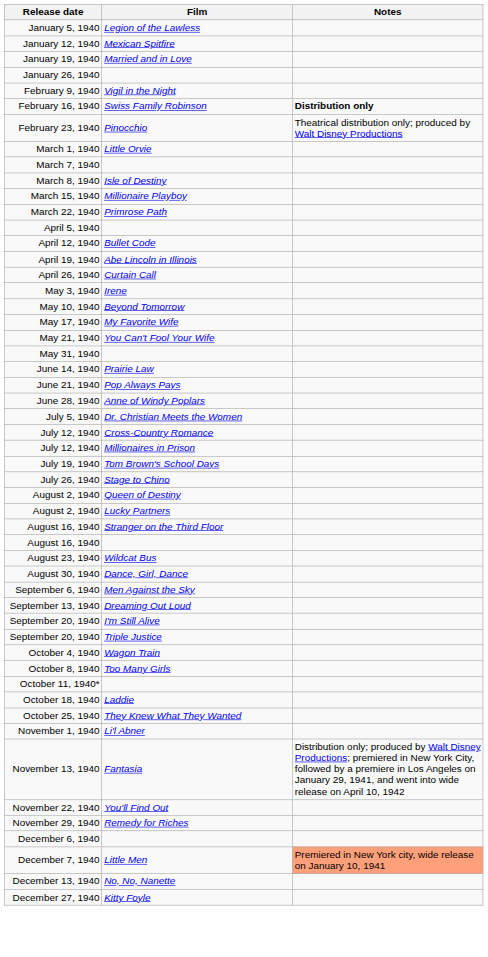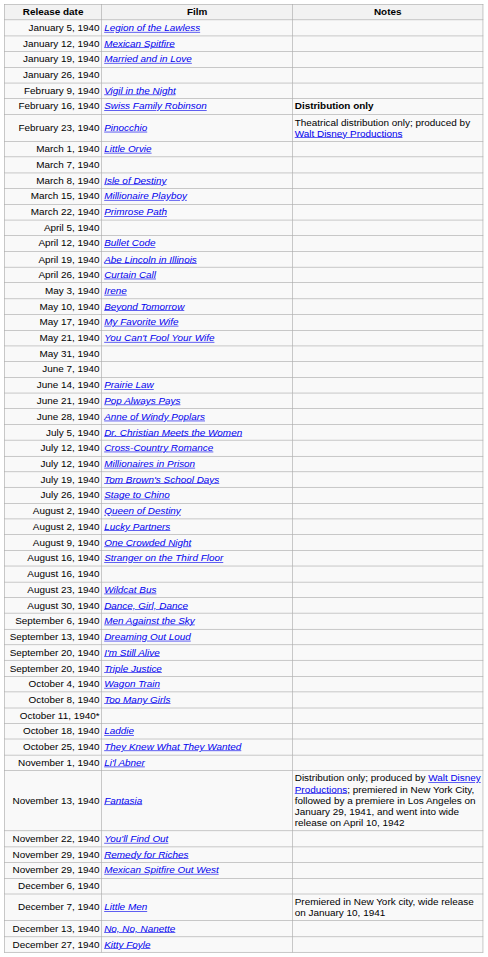+ row: (71, 369)
+ row: (66, 542)
+ row: (56, 870)
(384, 860) lightsalmon background -> (384, 907) no background
